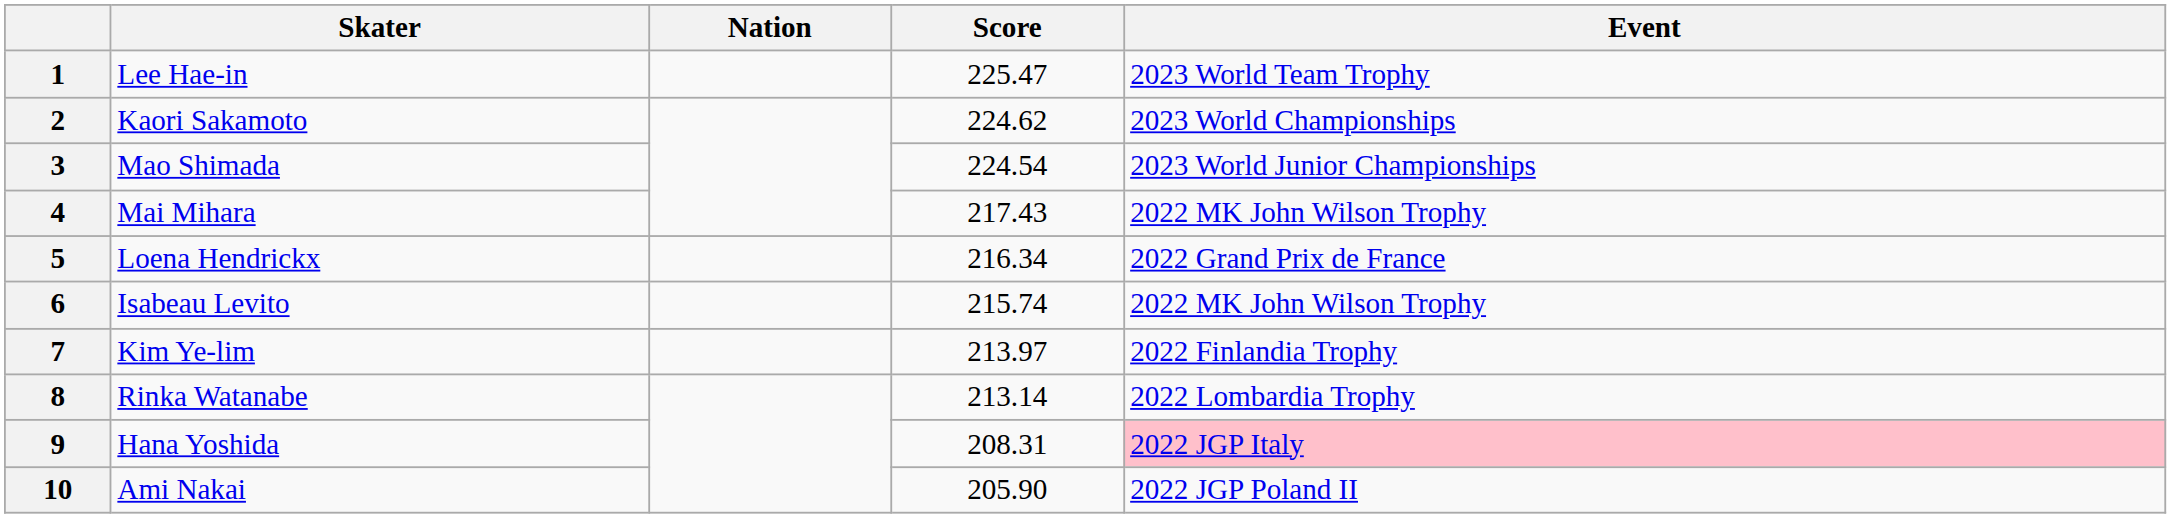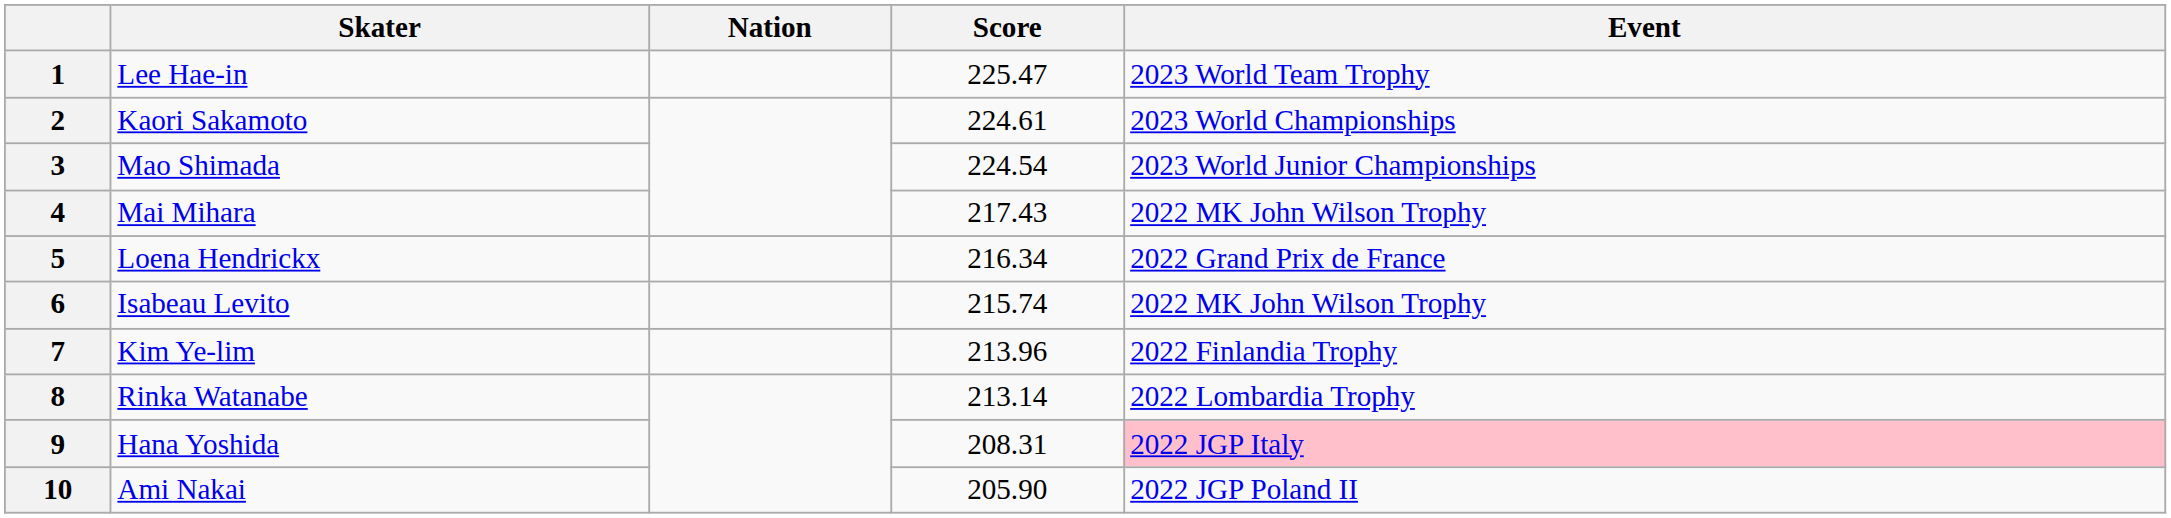(1007, 119) 224.62 -> (1007, 119) 224.61
(1007, 350) 213.97 -> (1007, 350) 213.96
